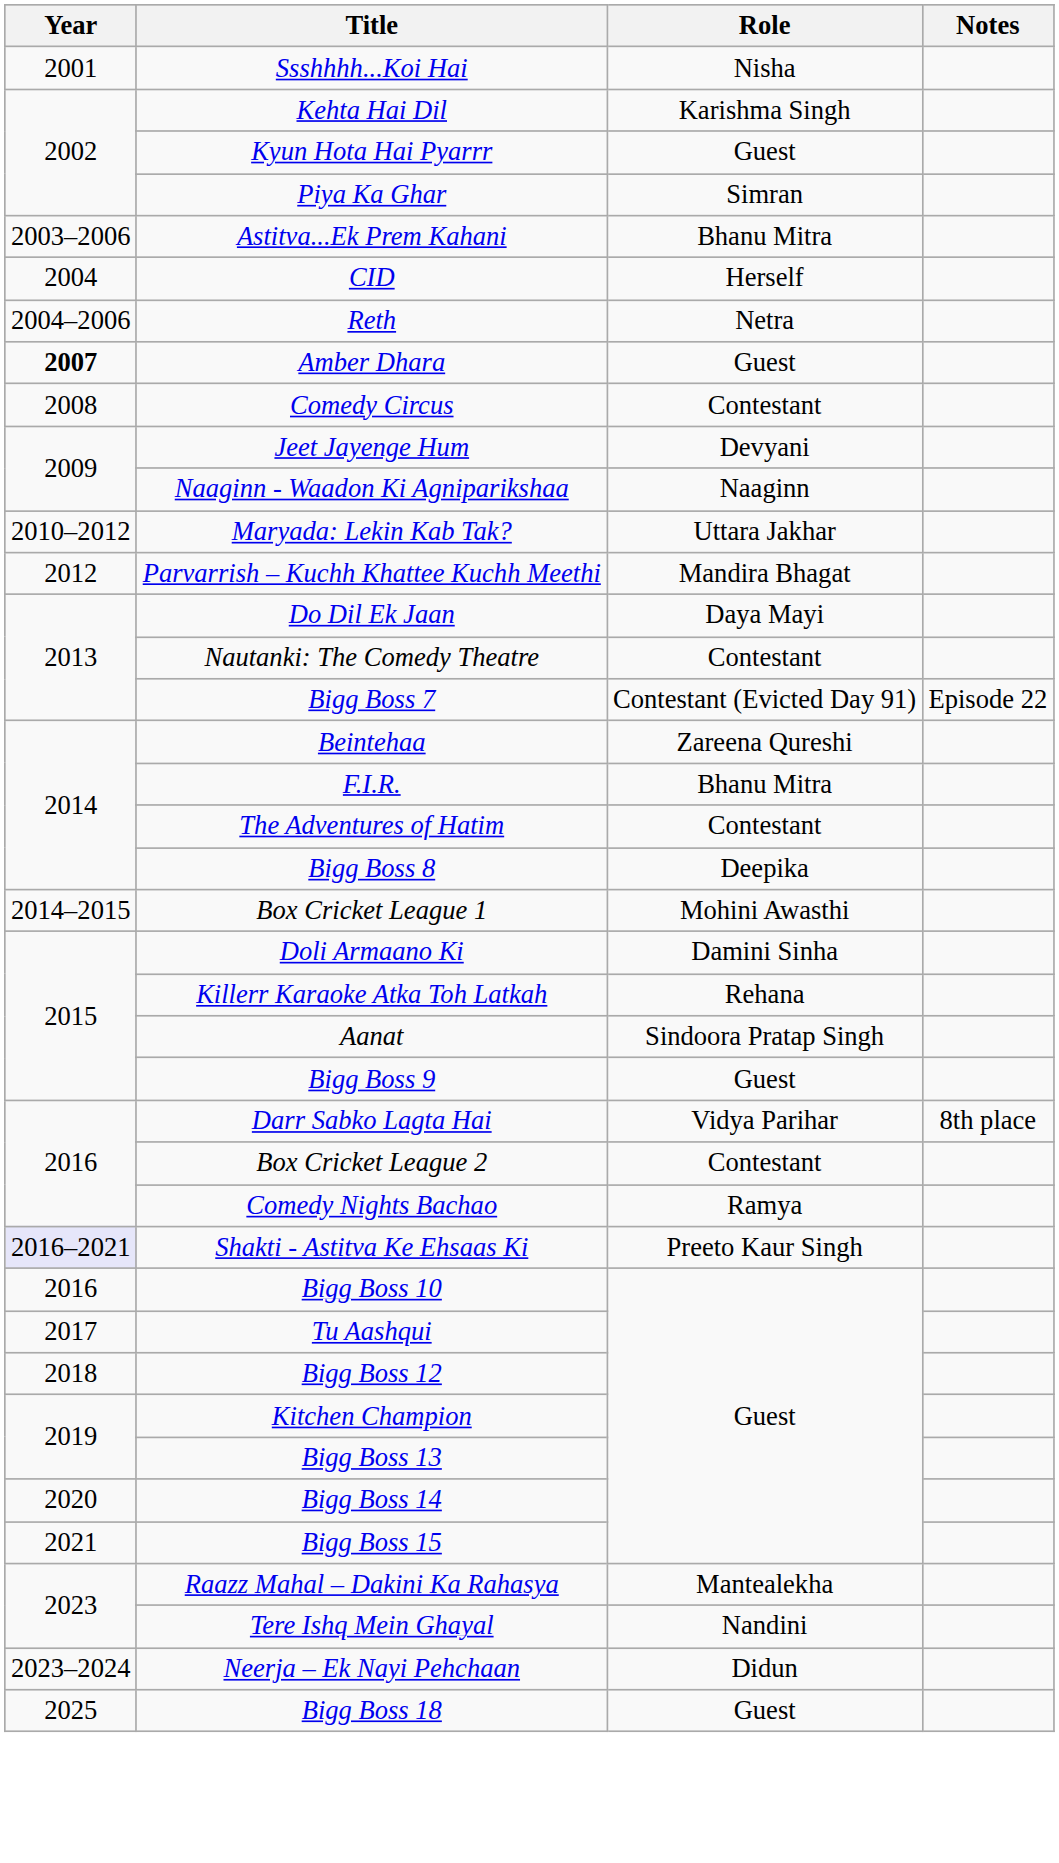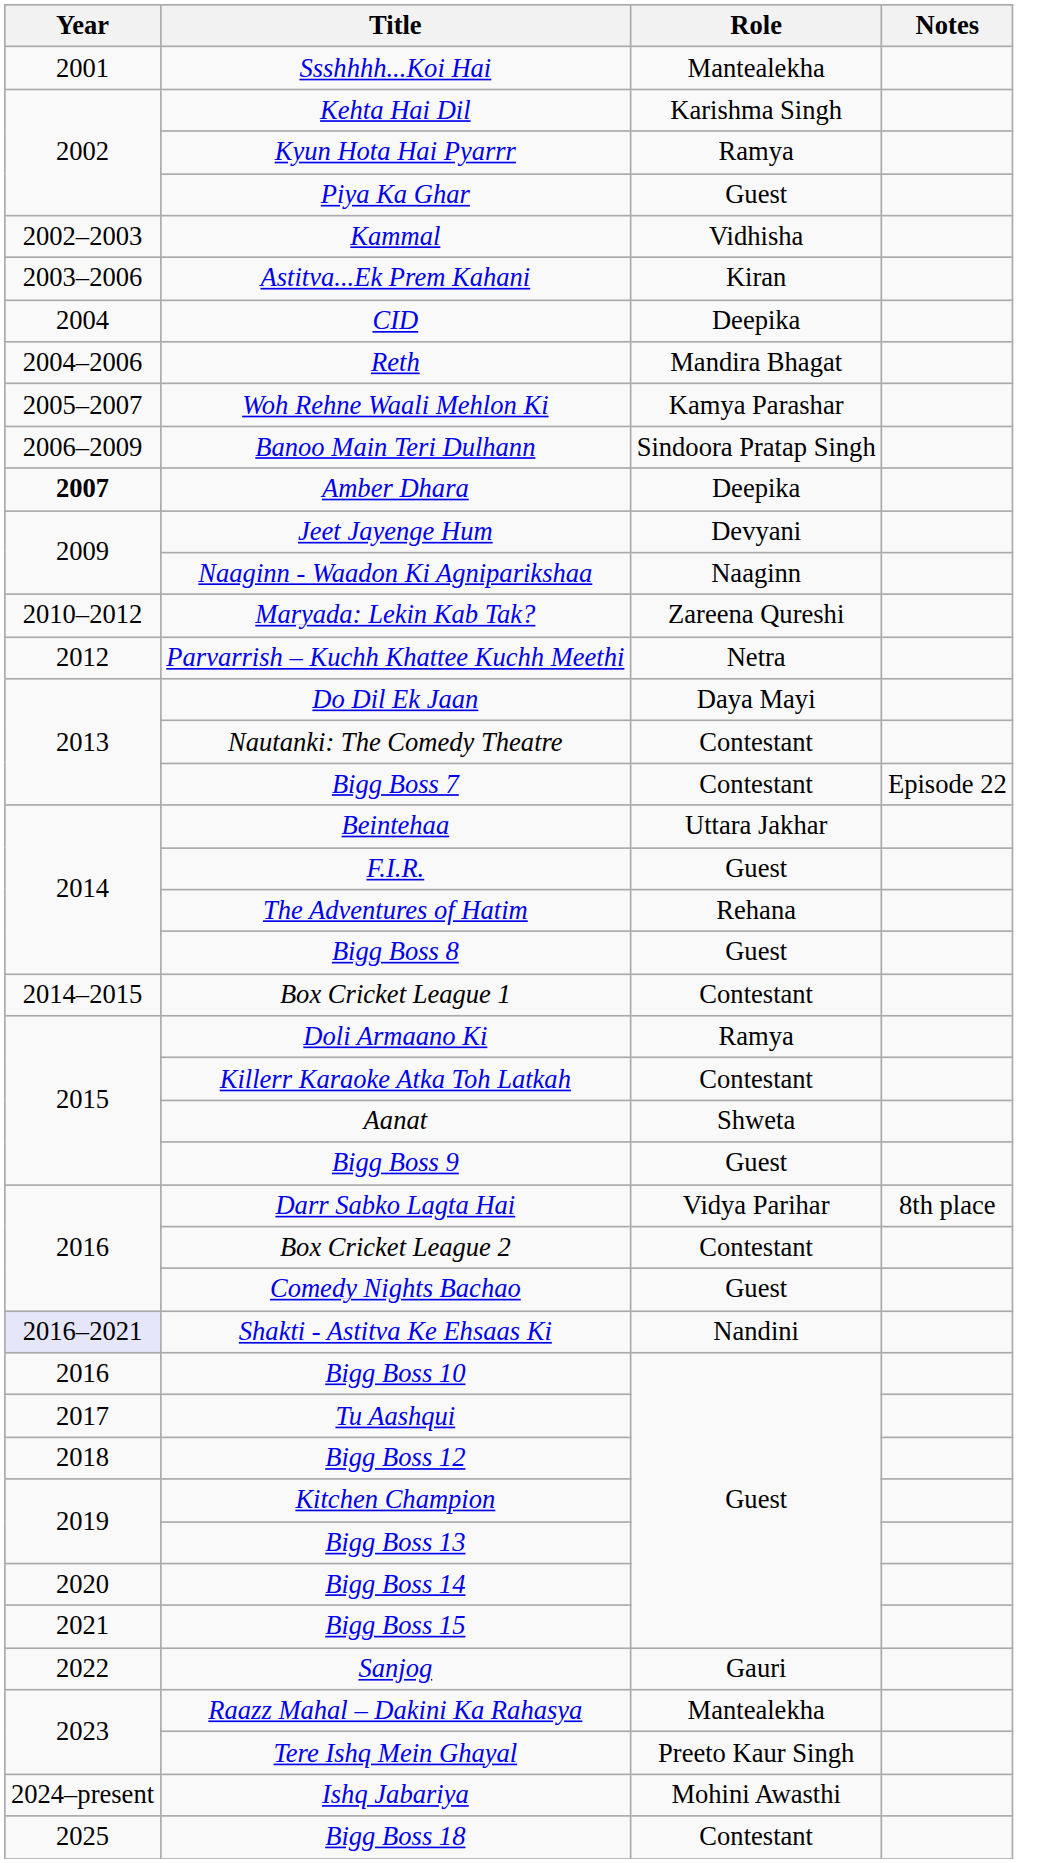(765, 67) Nisha -> (756, 67) Mantealekha
(765, 151) Guest -> (756, 151) Ramya
(765, 194) Simran -> (756, 194) Guest
+ row: (395, 236)
(765, 236) Bhanu Mitra -> (756, 278) Kiran
(765, 278) Herself -> (756, 320) Deepika
(765, 320) Netra -> (756, 362) Mandira Bhagat
+ row: (395, 404)
+ row: (395, 446)
(765, 362) Guest -> (756, 488) Deepika
- row: (372, 404)
(765, 531) Uttara Jakhar -> (756, 615) Zareena Qureshi
(765, 573) Mandira Bhagat -> (756, 657) Netra
(765, 699) Contestant (Evicted Day 91) -> (756, 783) Contestant
(765, 741) Zareena Qureshi -> (756, 825) Uttara Jakhar
(765, 783) Bhanu Mitra -> (756, 868) Guest
(765, 825) Contestant -> (756, 910) Rehana
(765, 868) Deepika -> (756, 952) Guest
(765, 910) Mohini Awasthi -> (756, 994) Contestant
(765, 952) Damini Sinha -> (756, 1036) Ramya
(765, 994) Rehana -> (756, 1078) Contestant
(765, 1036) Sindoora Pratap Singh -> (756, 1120) Shweta
(765, 1204) Ramya -> (756, 1289) Guest
(765, 1247) Preeto Kaur Singh -> (756, 1331) Nandini
+ row: (395, 1668)
(765, 1626) Nandini -> (756, 1752) Preeto Kaur Singh
- row: (372, 1668)
+ row: (395, 1794)
(765, 1710) Guest -> (756, 1836) Contestant
